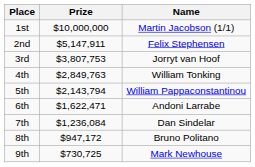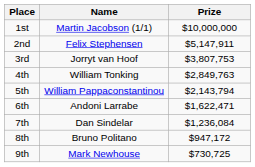columns swapped: (186, 12) <-> (81, 12)
